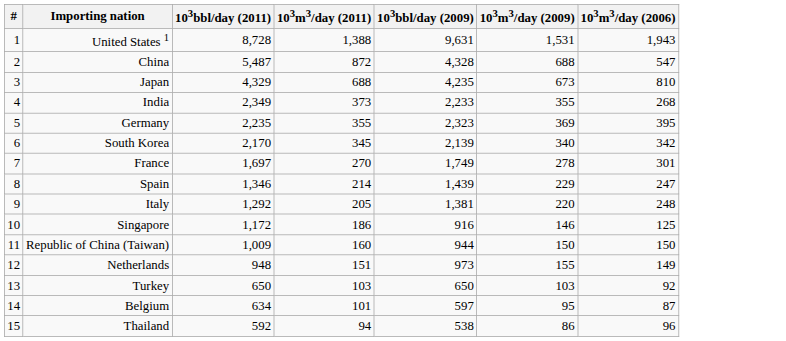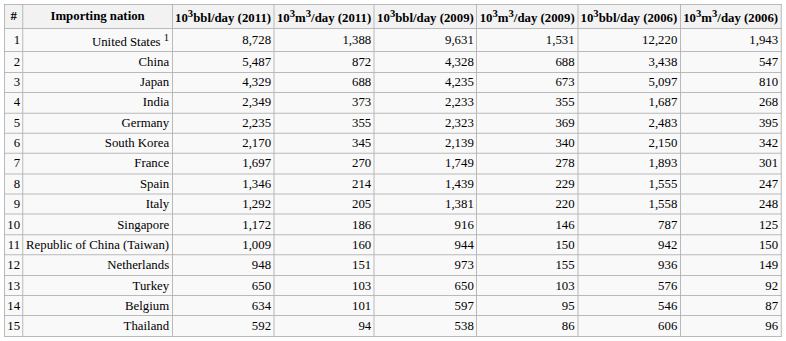+ column: (629, 16)
